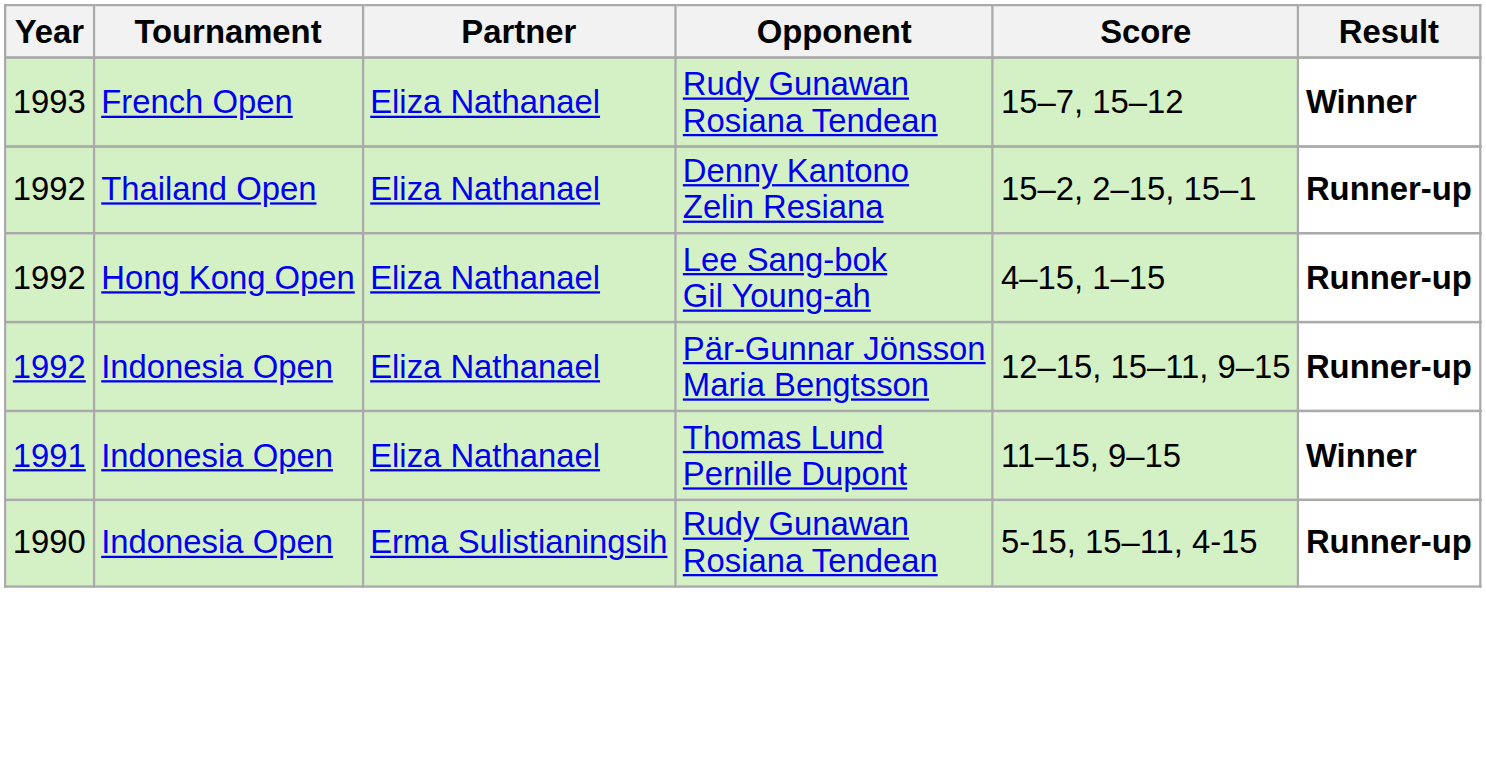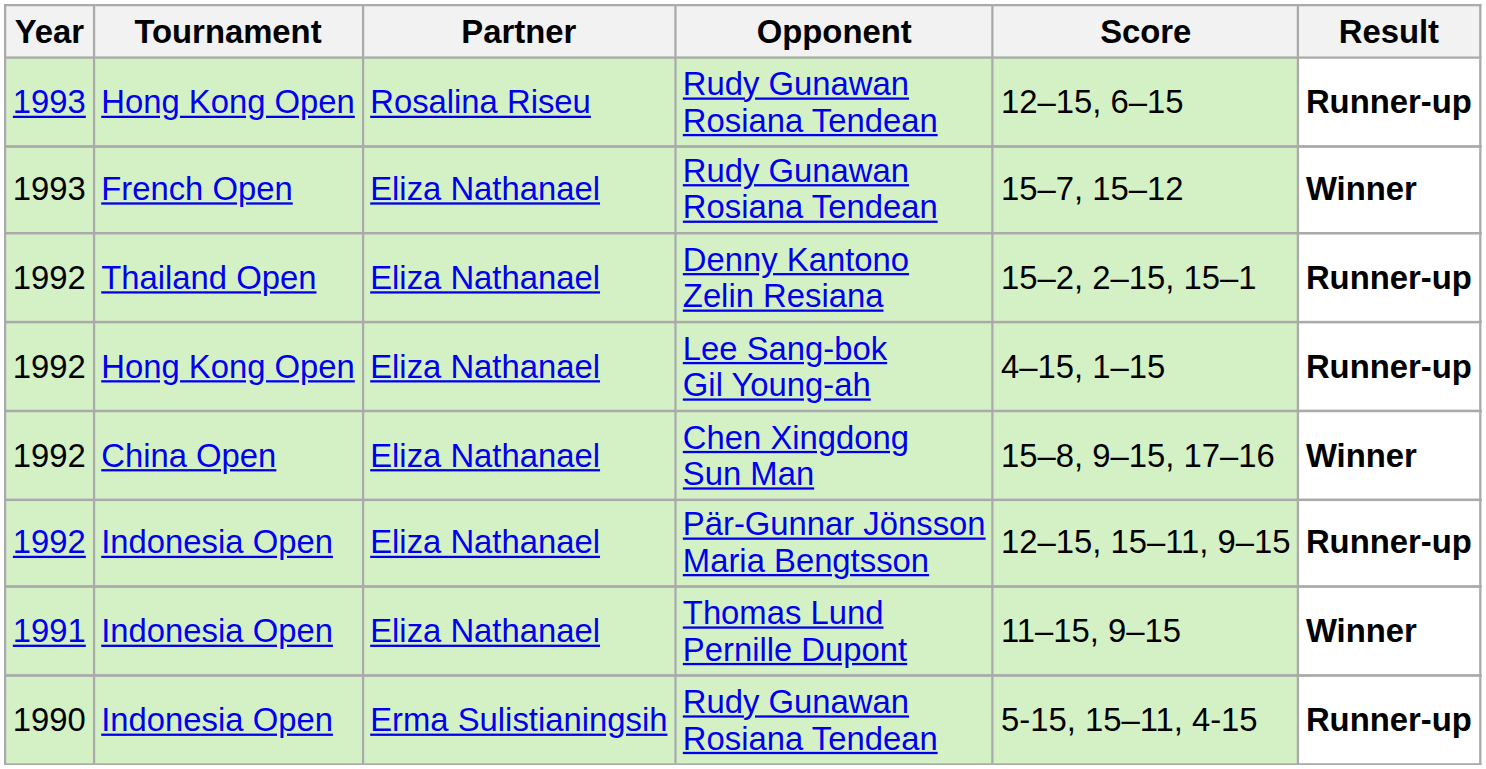+ row: (228, 102)
+ row: (189, 455)
